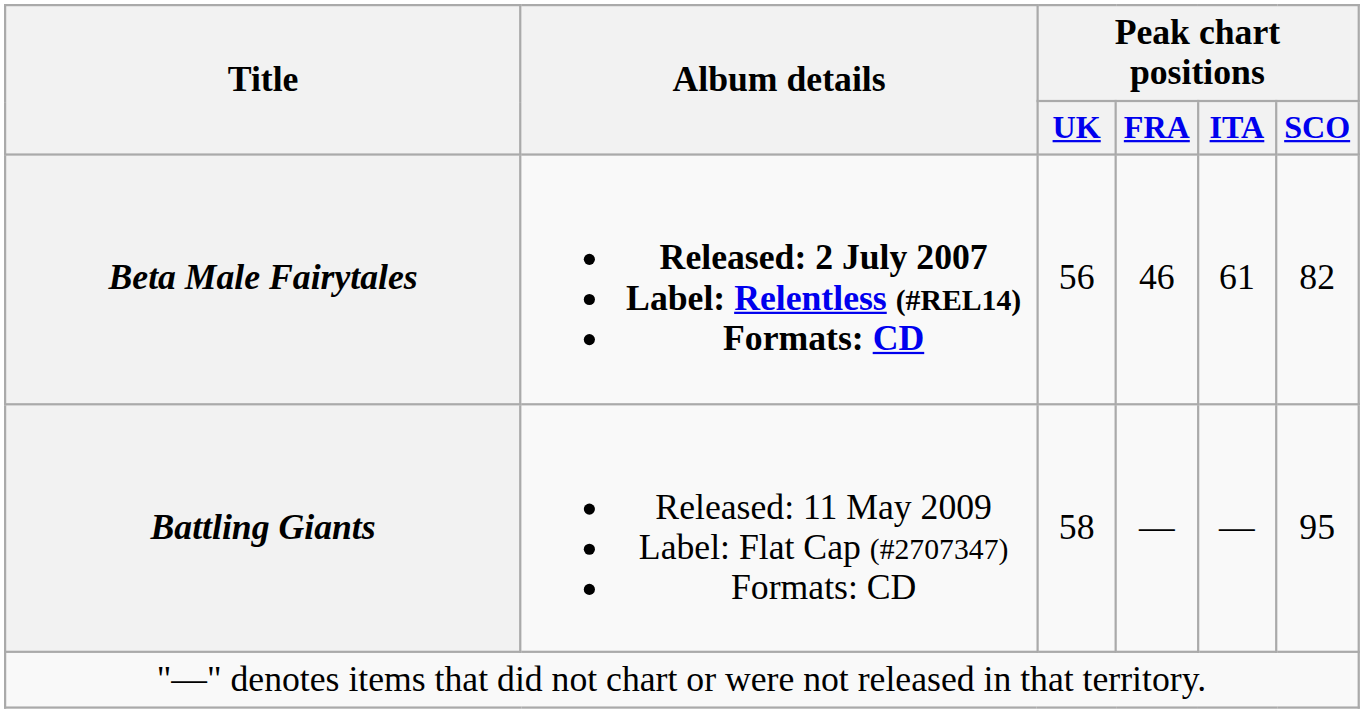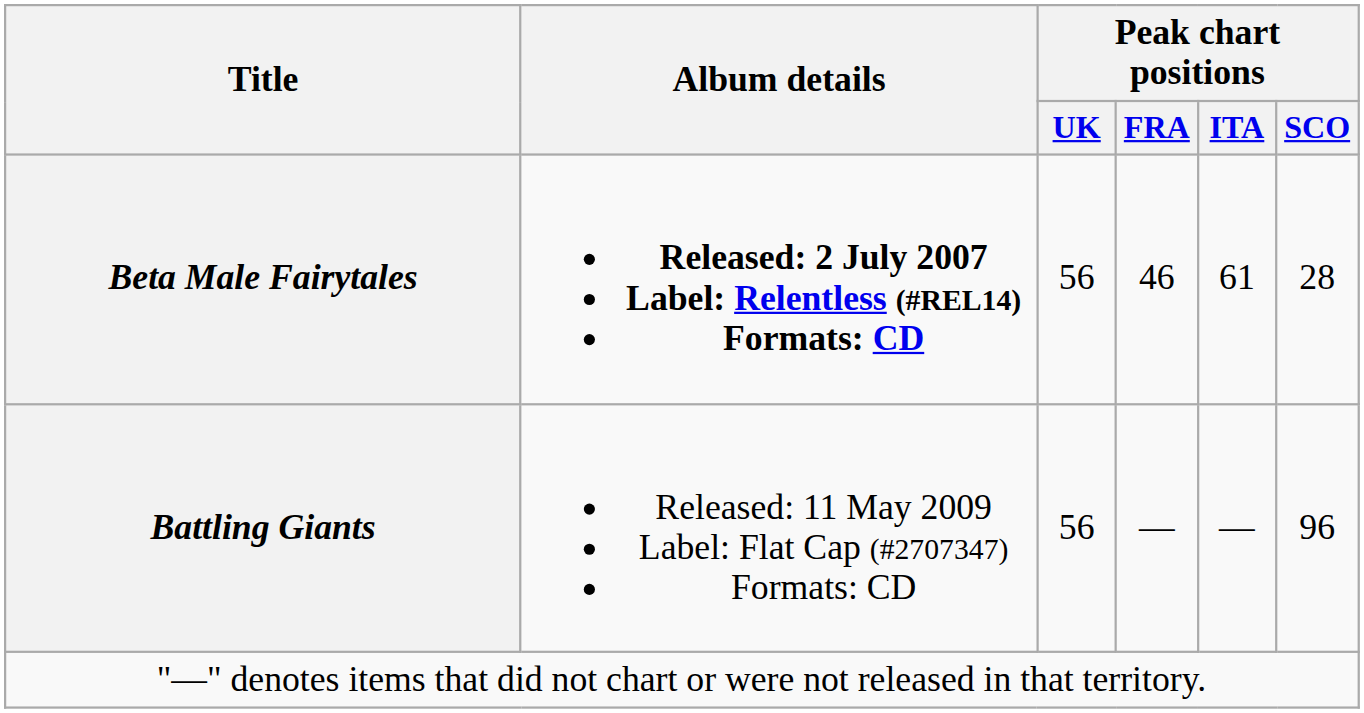(1317, 278) 82 -> (1317, 278) 28
(1077, 526) 58 -> (1077, 526) 56
(1317, 526) 95 -> (1317, 526) 96
